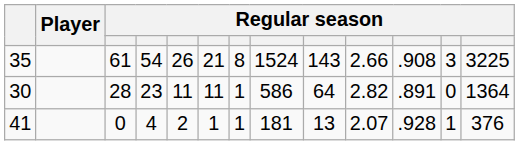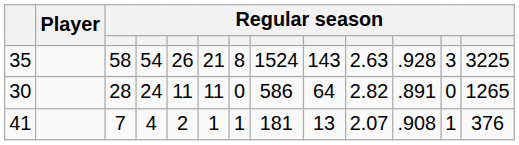(120, 60) 61 -> (120, 60) 58
(369, 60) 2.66 -> (369, 60) 2.63
(417, 60) .908 -> (417, 60) .928
(151, 92) 23 -> (151, 92) 24
(240, 92) 1 -> (240, 92) 0
(487, 92) 1364 -> (487, 92) 1265
(120, 123) 0 -> (120, 123) 7
(417, 123) .928 -> (417, 123) .908
